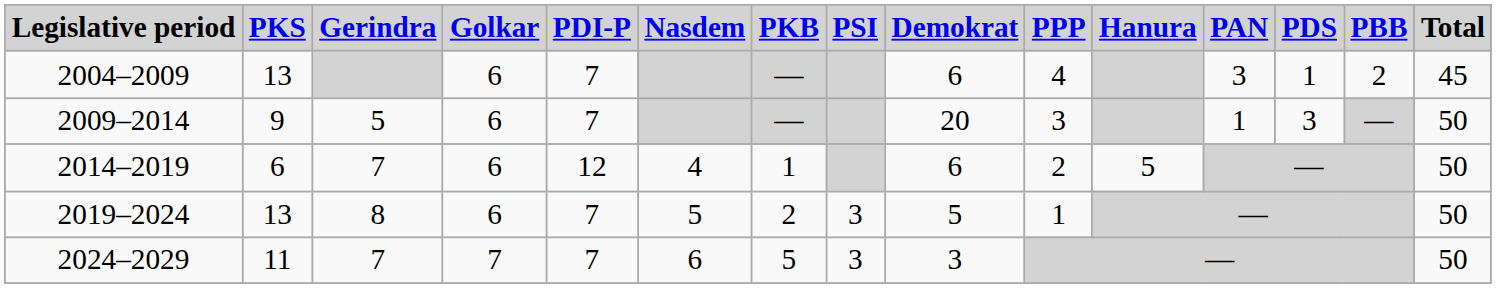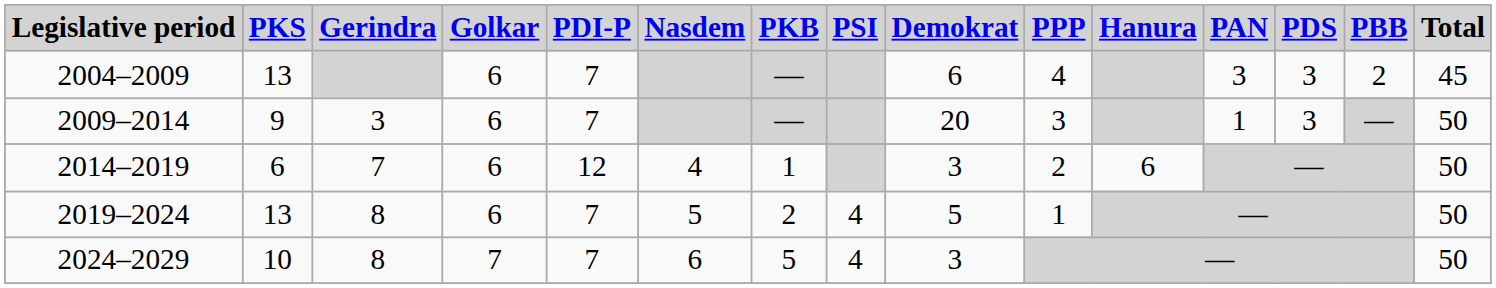(1309, 74) 1 -> (1309, 74) 3
(378, 120) 5 -> (378, 120) 3
(955, 167) 6 -> (955, 167) 3
(1148, 167) 5 -> (1148, 167) 6
(855, 213) 3 -> (855, 213) 4
(277, 259) 11 -> (277, 259) 10
(378, 259) 7 -> (378, 259) 8
(855, 259) 3 -> (855, 259) 4
